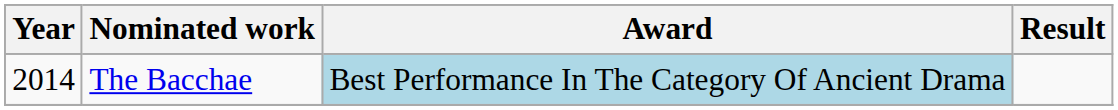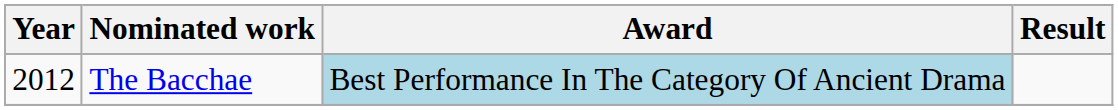(44, 79) 2014 -> (44, 79) 2012
